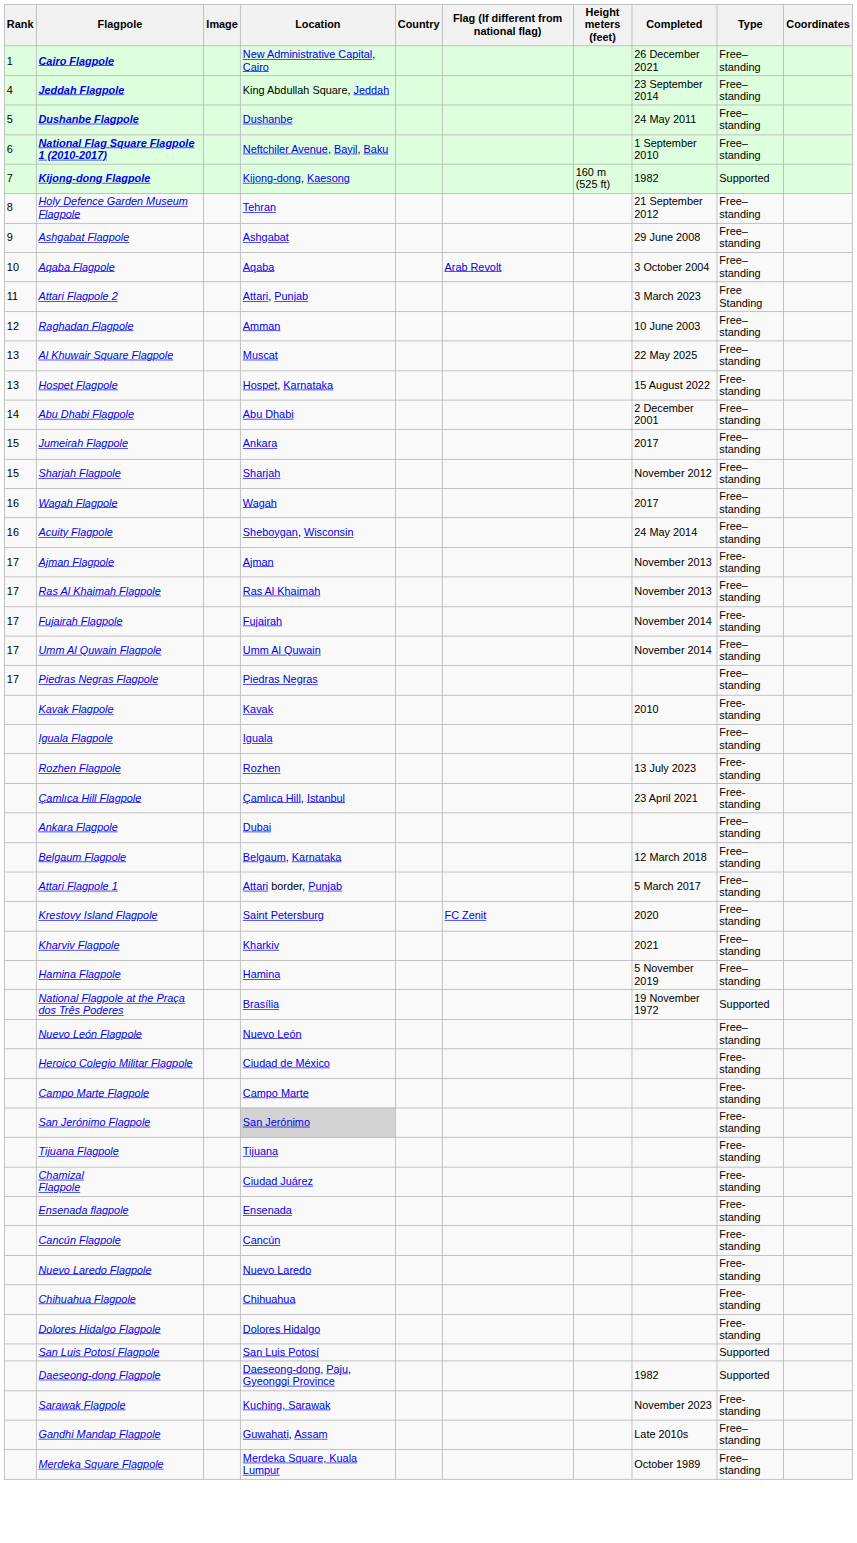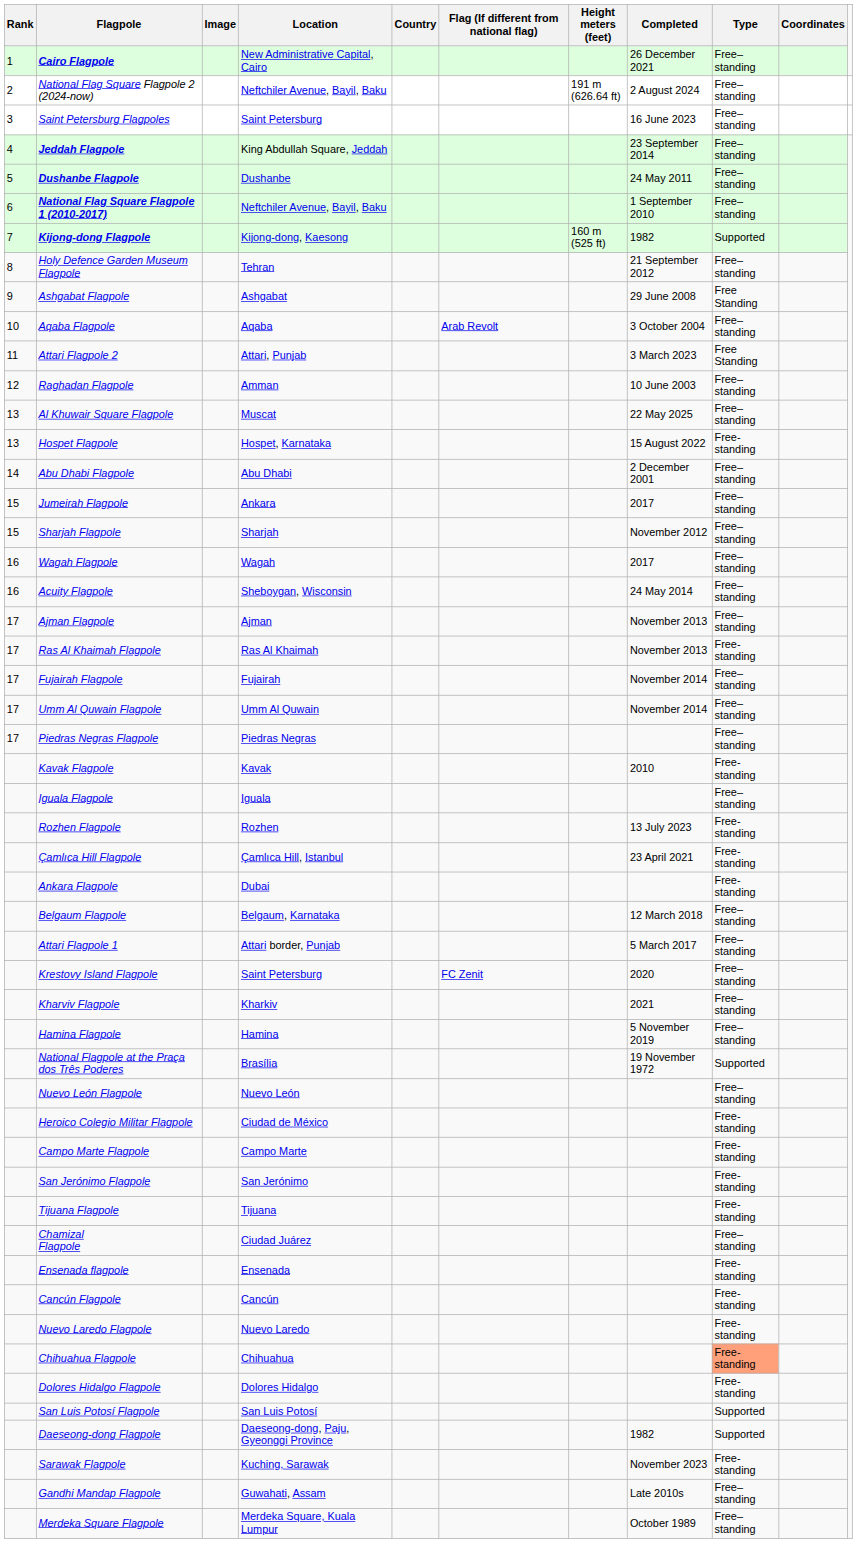+ row: (116, 90)
+ row: (104, 119)
(740, 237) Free–standing -> (736, 296) Free Standing
(740, 562) Free-standing -> (735, 621) Free–standing
(740, 591) Free–standing -> (735, 650) Free-standing
(740, 621) Free-standing -> (735, 680) Free–standing
(740, 827) Free–standing -> (735, 886) Free-standing
(276, 1122) lightgrey background -> (275, 1181) no background
(740, 1181) Free-standing -> (735, 1240) Free–standing
(740, 1299) no background -> (735, 1358) lightsalmon background
